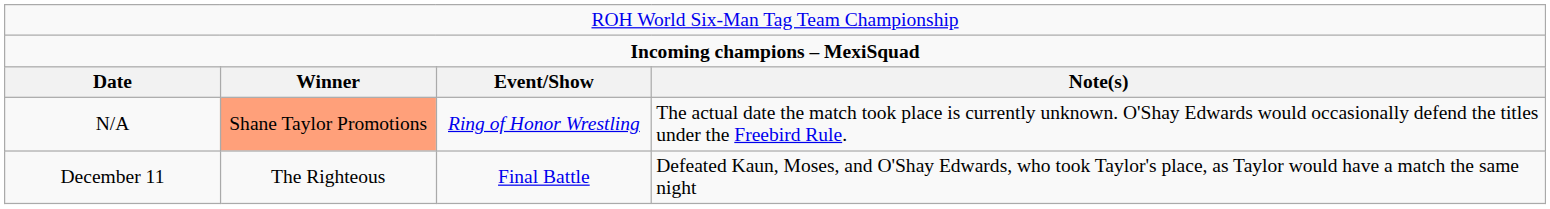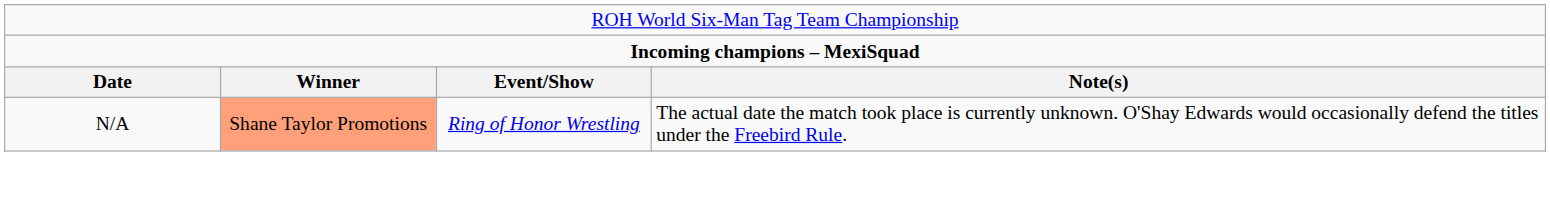- row: (112, 176)
